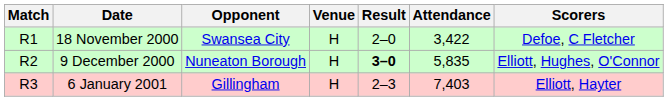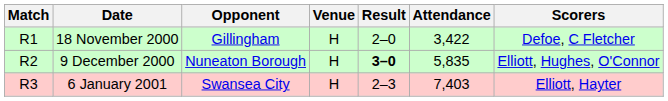(246, 38) Swansea City -> (246, 38) Gillingham
(246, 84) Gillingham -> (246, 84) Swansea City
